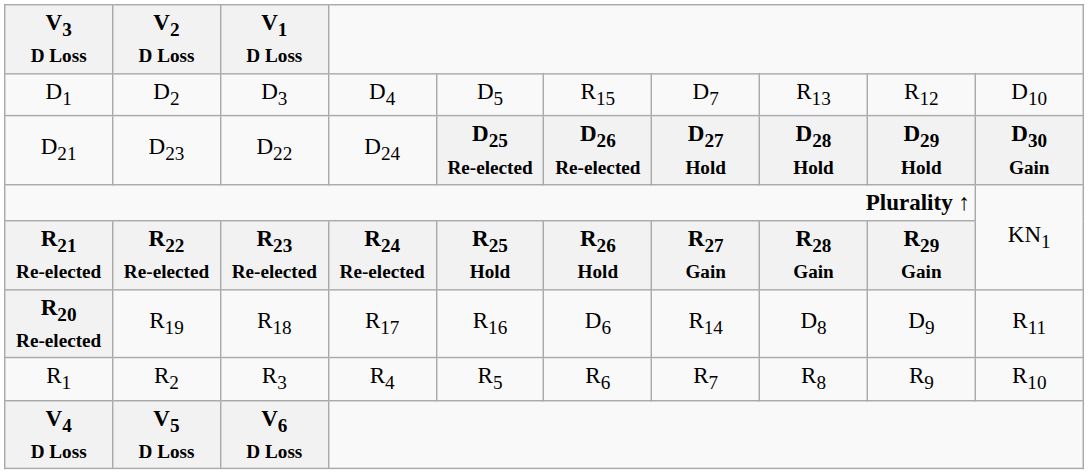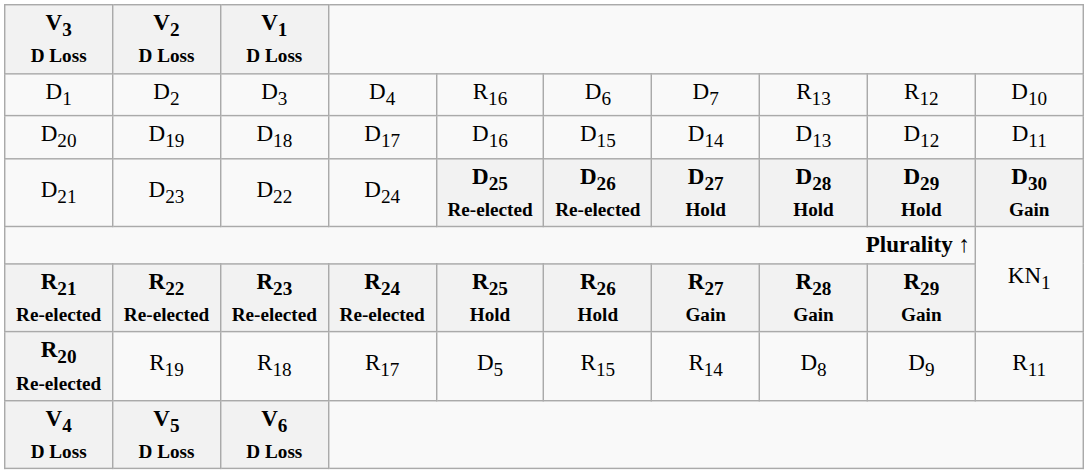(490, 94) D5 -> (490, 94) R16
(598, 94) R15 -> (598, 94) D6
+ row: (59, 136)
(490, 323) R16 -> (490, 365) D5
(598, 323) D6 -> (598, 365) R15
- row: (59, 378)
